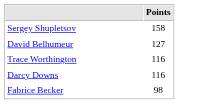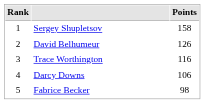+ column: (18, 12)
(158, 44) 127 -> (185, 44) 126
(158, 75) 116 -> (185, 75) 106
